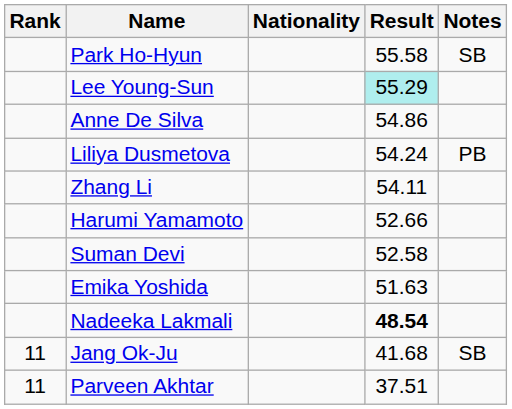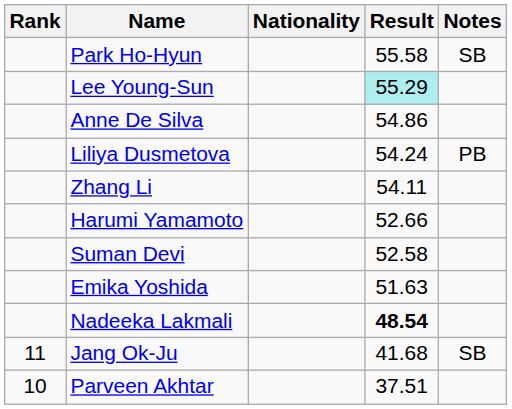(35, 386) 11 -> (35, 386) 10
